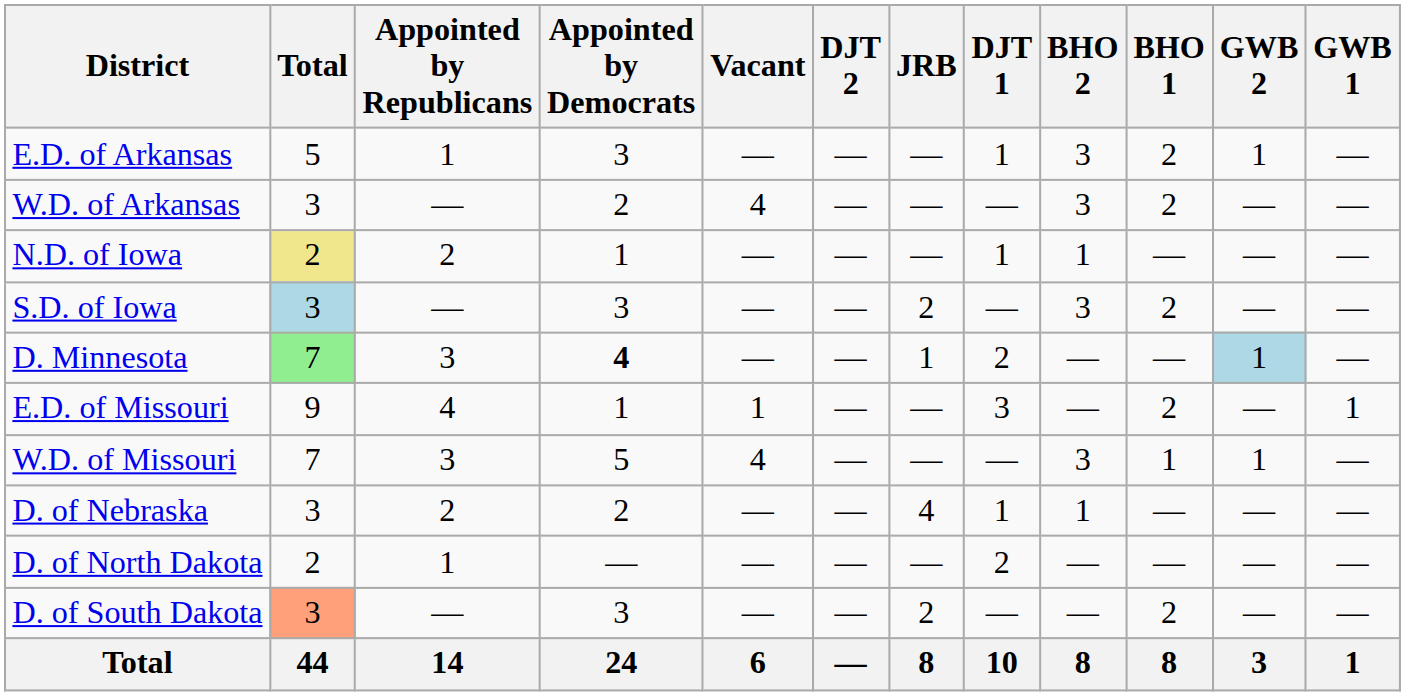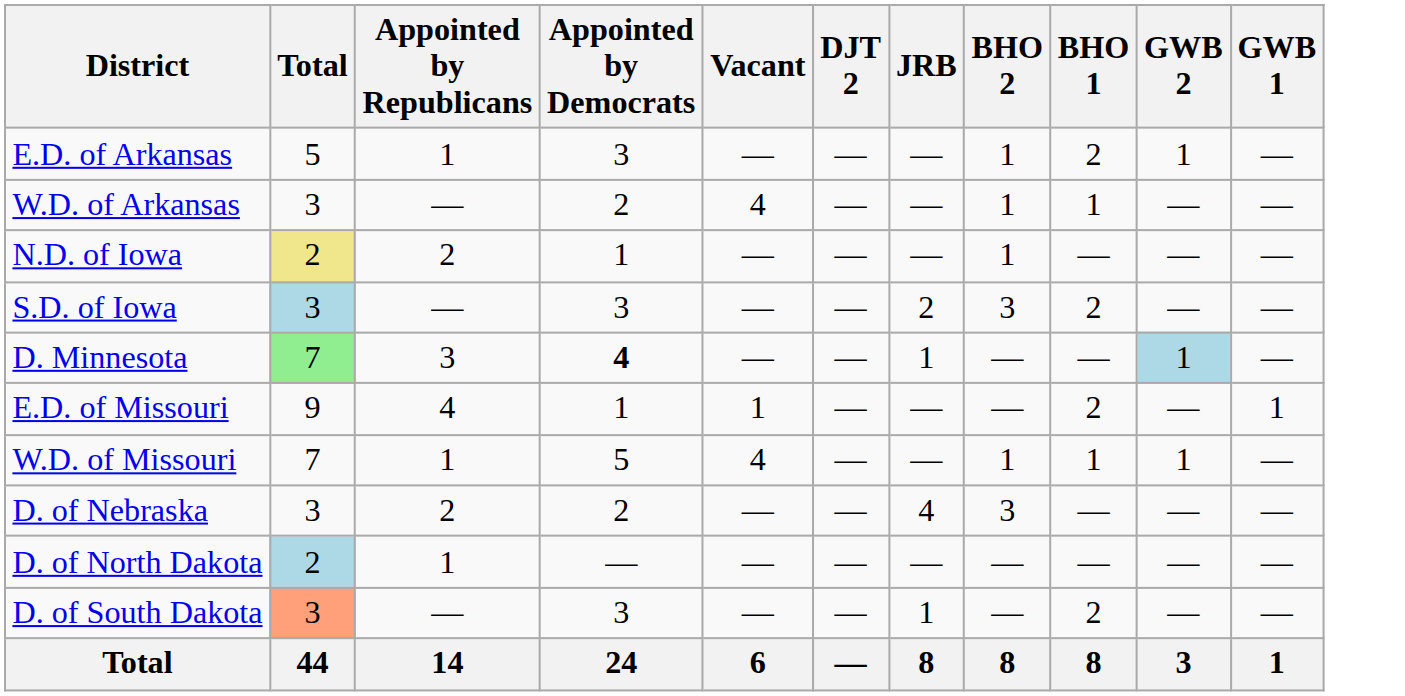- column: (1002, 66)
(1083, 153) 3 -> (1007, 153) 1
(1083, 204) 3 -> (1007, 204) 1
(1169, 204) 2 -> (1094, 204) 1
(447, 459) 3 -> (447, 459) 1
(1083, 459) 3 -> (1007, 459) 1
(1083, 510) 1 -> (1007, 510) 3
(313, 561) no background -> (313, 561) lightblue background
(926, 612) 2 -> (926, 612) 1
